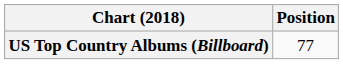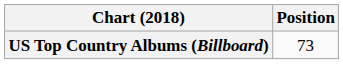(306, 44) 77 -> (306, 44) 73
